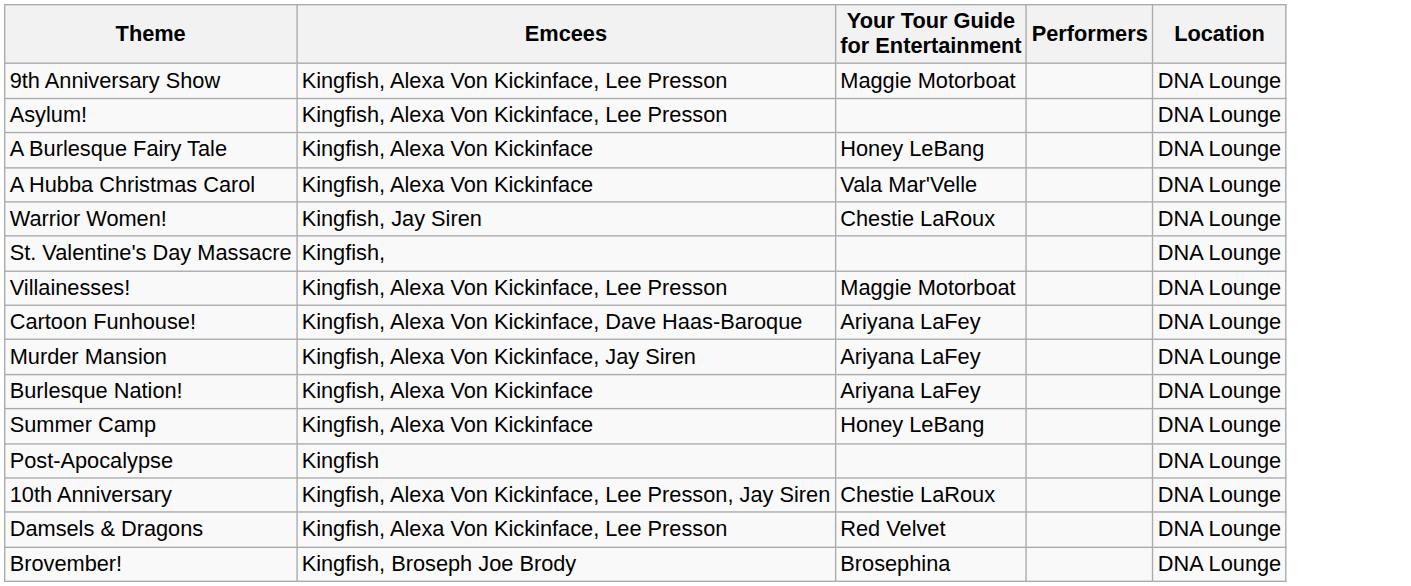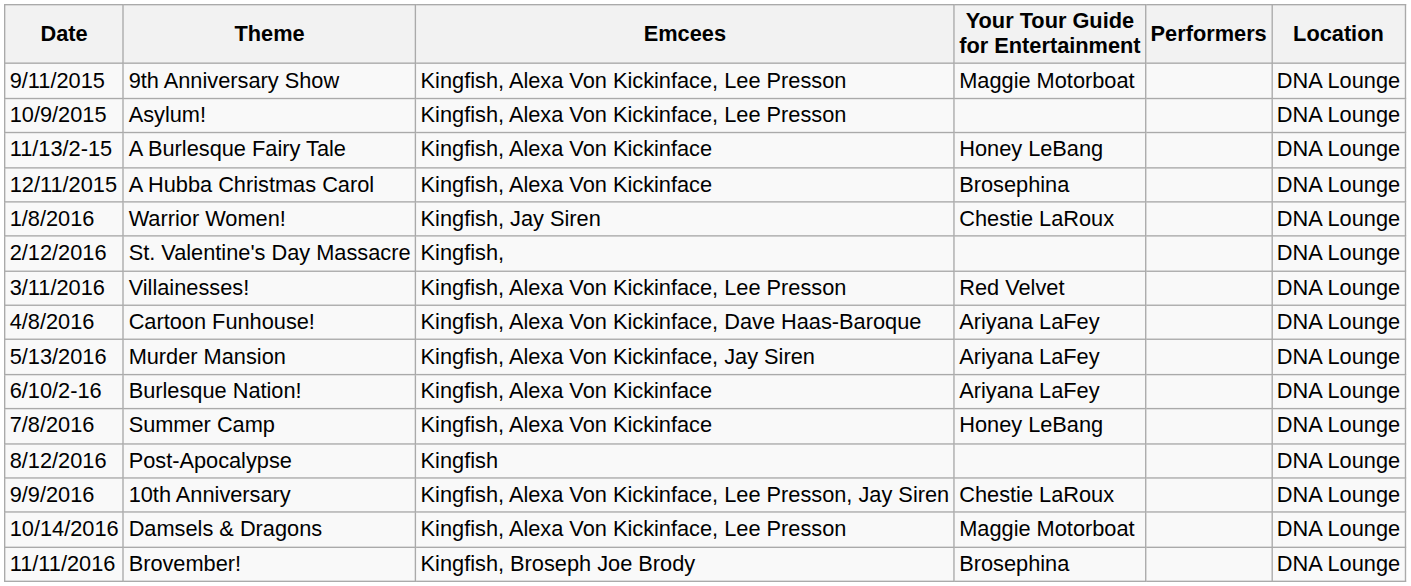+ column: (64, 33)
(909, 184) Vala Mar'Velle -> (1014, 184) Brosephina
(928, 287) Maggie Motorboat -> (1012, 287) Red Velvet
(893, 529) Red Velvet -> (1047, 529) Maggie Motorboat
